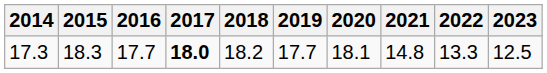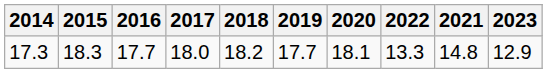columns swapped: (407, 20) <-> (461, 20)
(190, 52) bold -> (190, 52) normal
(512, 52) 12.5 -> (512, 52) 12.9
